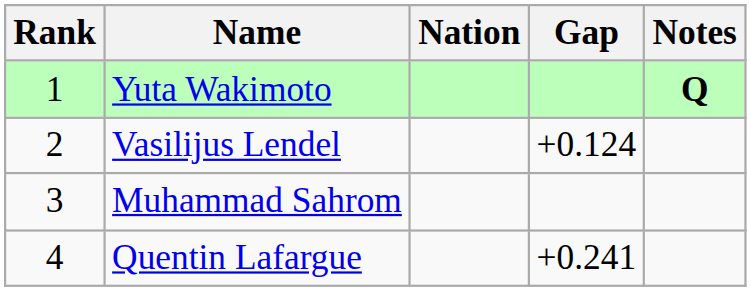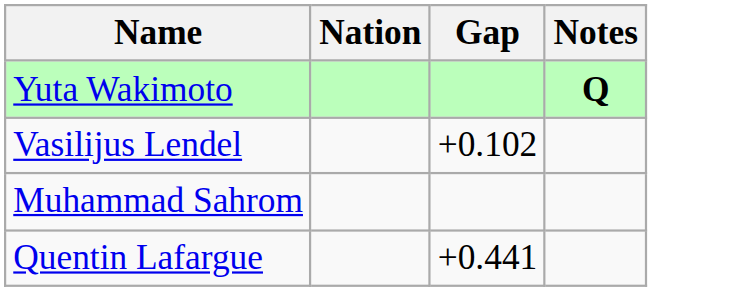- column: (55, 32)
(586, 144) +0.124 -> (488, 144) +0.102
(586, 256) +0.241 -> (488, 256) +0.441
